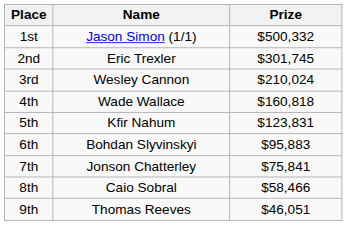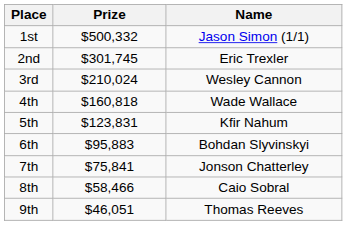columns swapped: (141, 15) <-> (286, 15)
